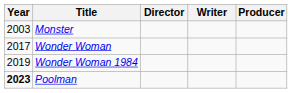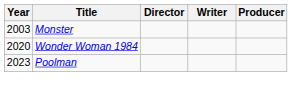- row: (73, 46)
(19, 63) 2019 -> (19, 46) 2020
(19, 79) bold -> (19, 63) normal
